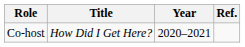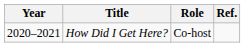columns swapped: (184, 13) <-> (26, 13)
